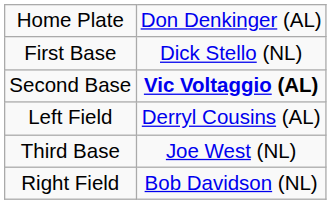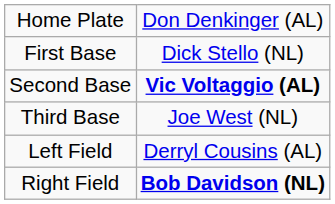rows swapped: (70, 150) <-> (70, 118)
(231, 183) normal -> (233, 183) bold
